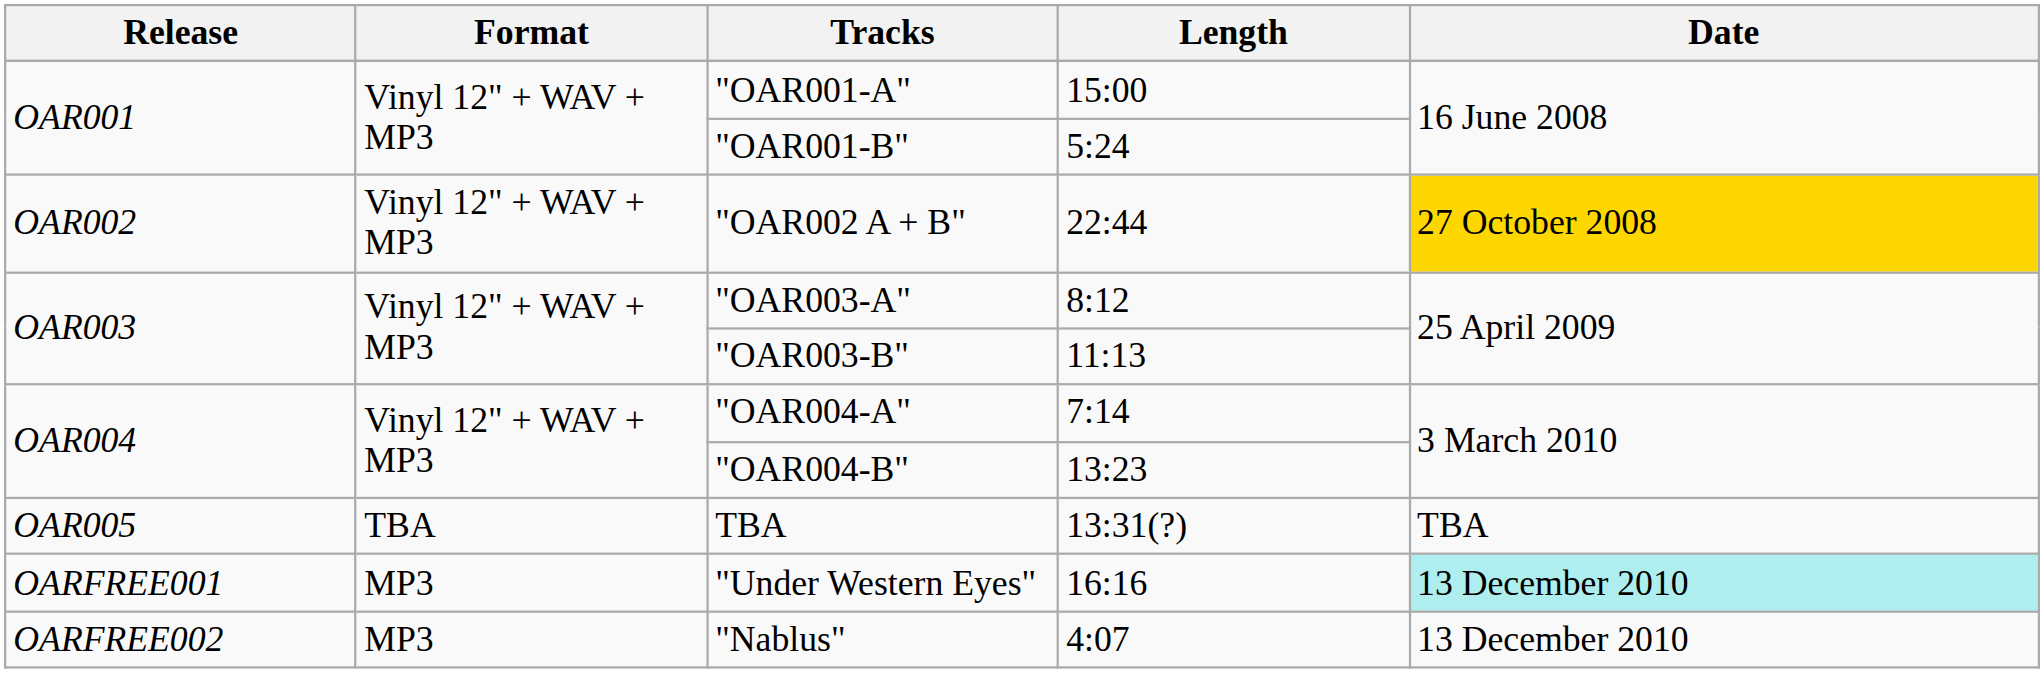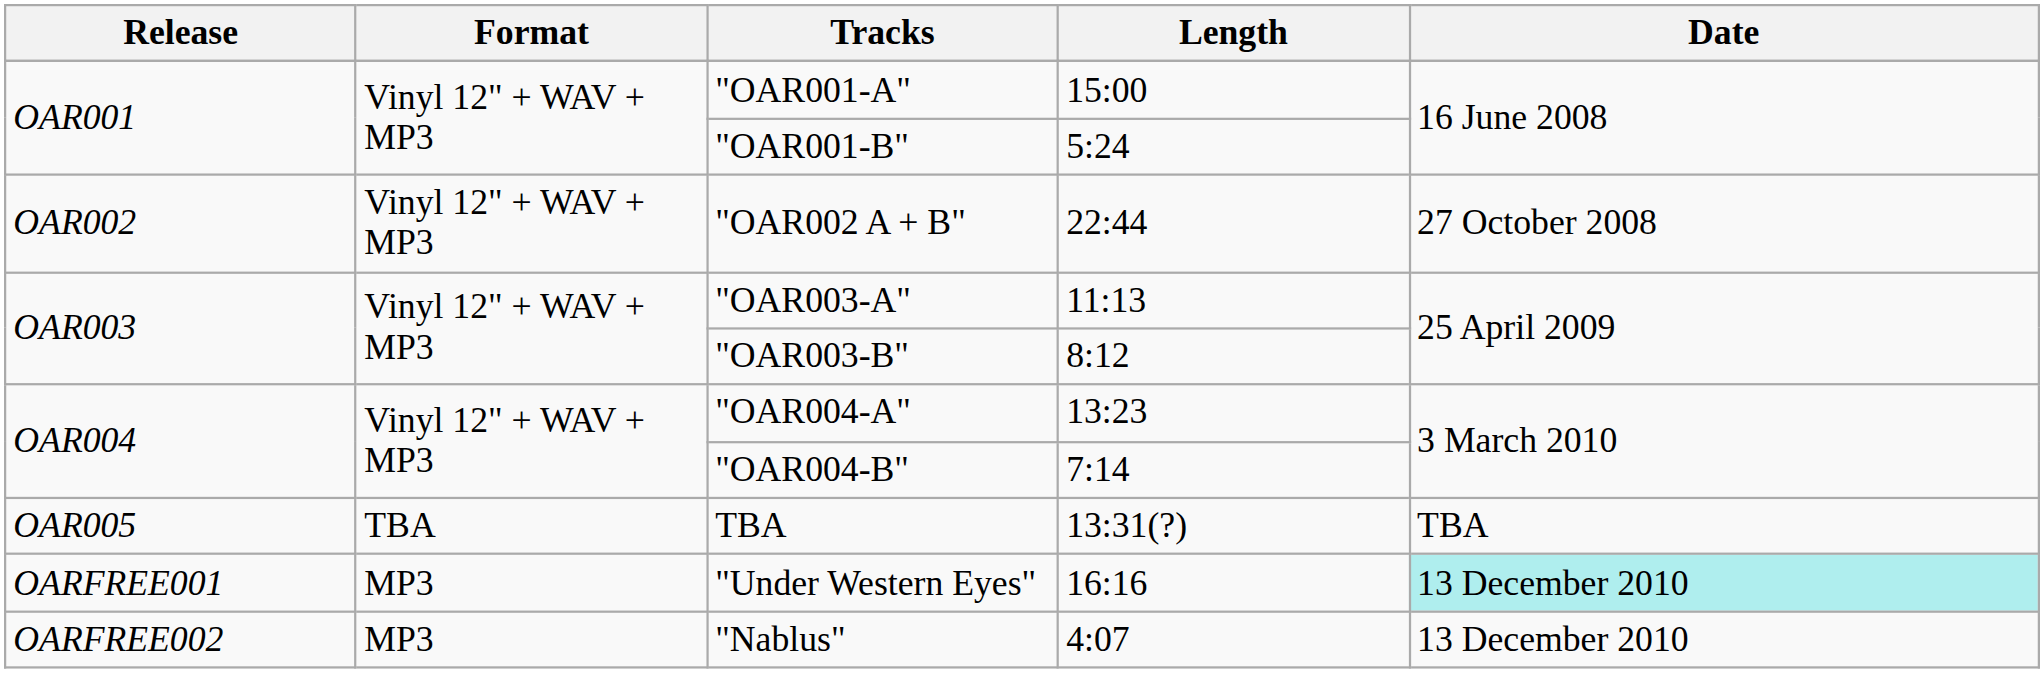(1537, 222) gold background -> (1537, 222) no background
(1098, 299) 8:12 -> (1106, 299) 11:13
(1106, 355) 11:13 -> (1098, 355) 8:12
(1098, 412) 7:14 -> (1107, 412) 13:23
(1107, 469) 13:23 -> (1098, 469) 7:14
